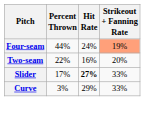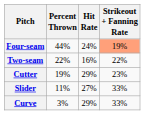(120, 60) 20% -> (120, 60) 22%
+ row: (25, 74)
(63, 74) 17% -> (63, 88) 11%
(89, 74) bold -> (89, 88) normal
